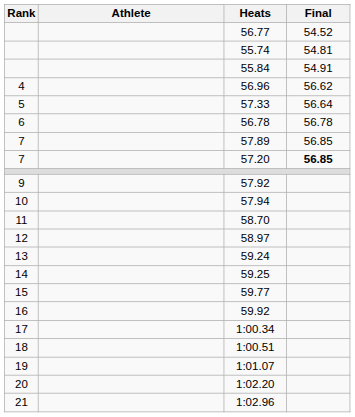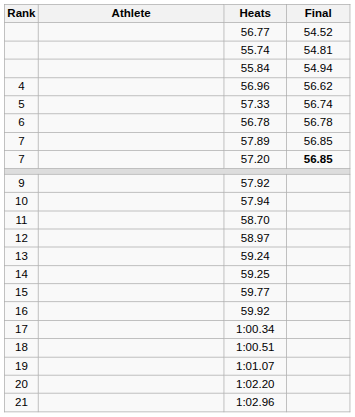(318, 68) 54.91 -> (318, 68) 54.94
(318, 104) 56.64 -> (318, 104) 56.74
